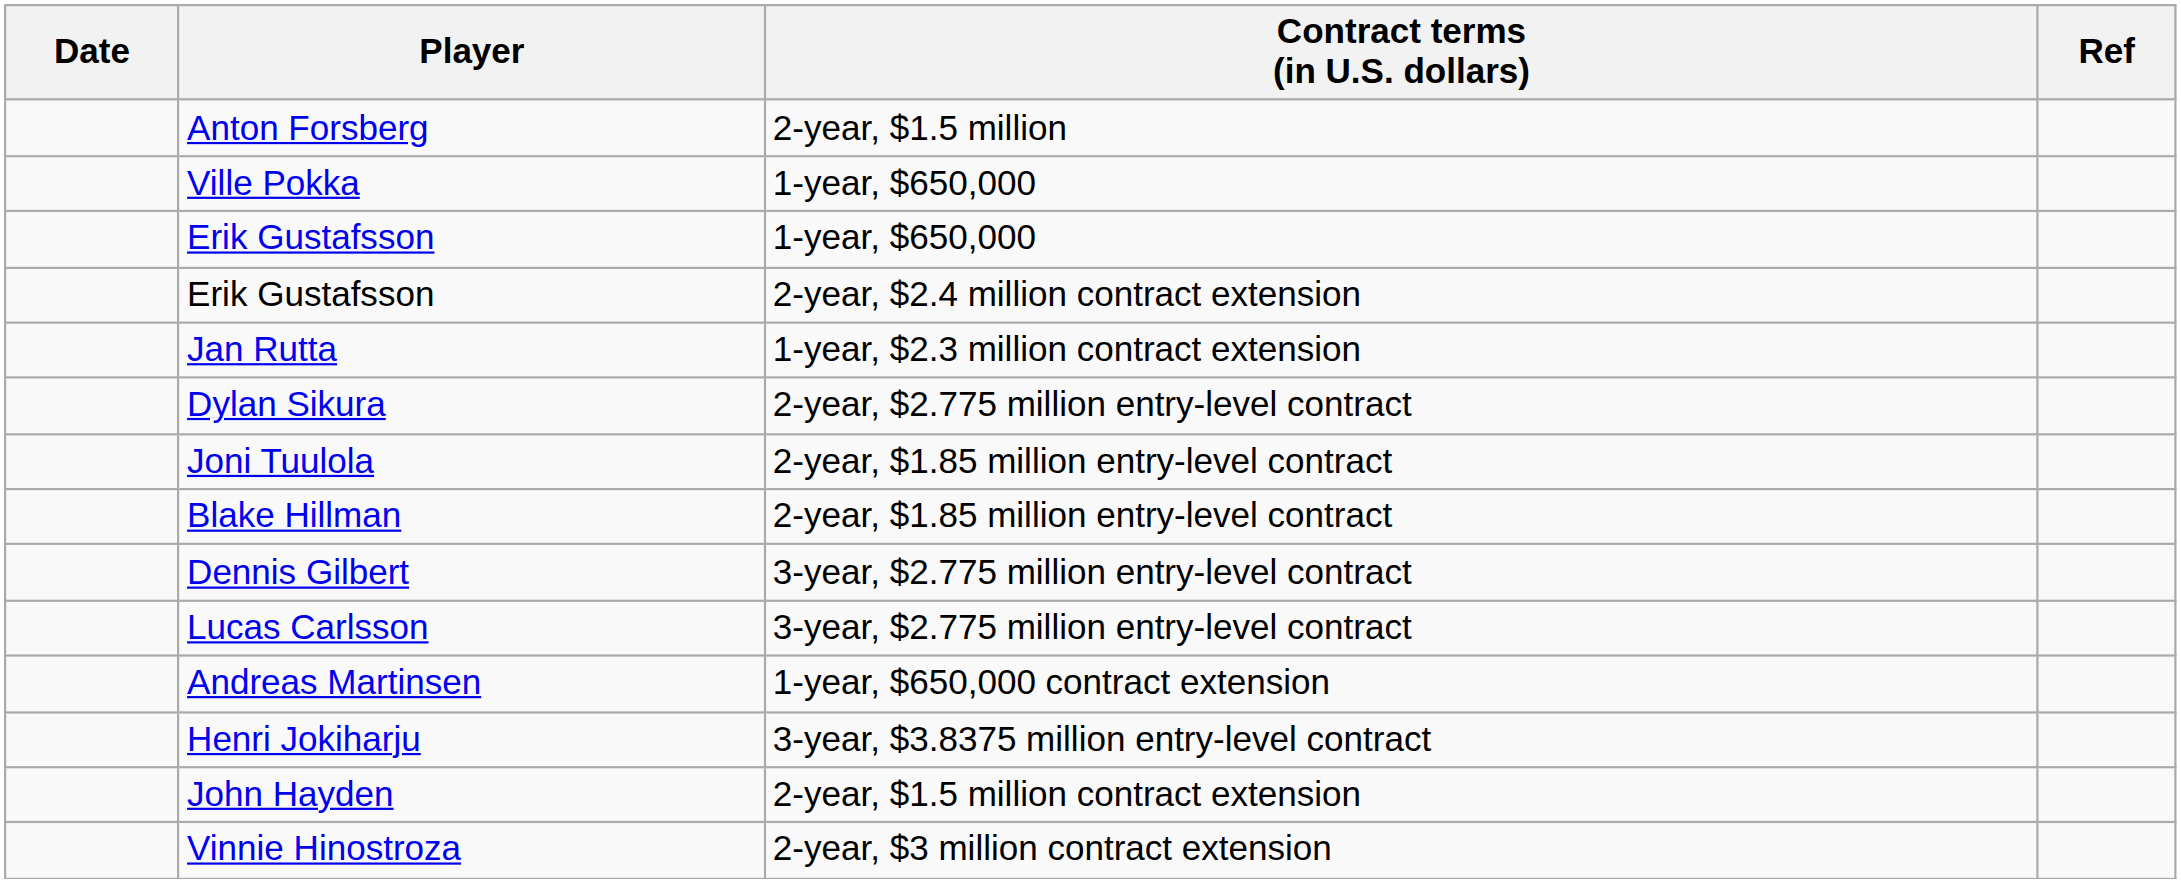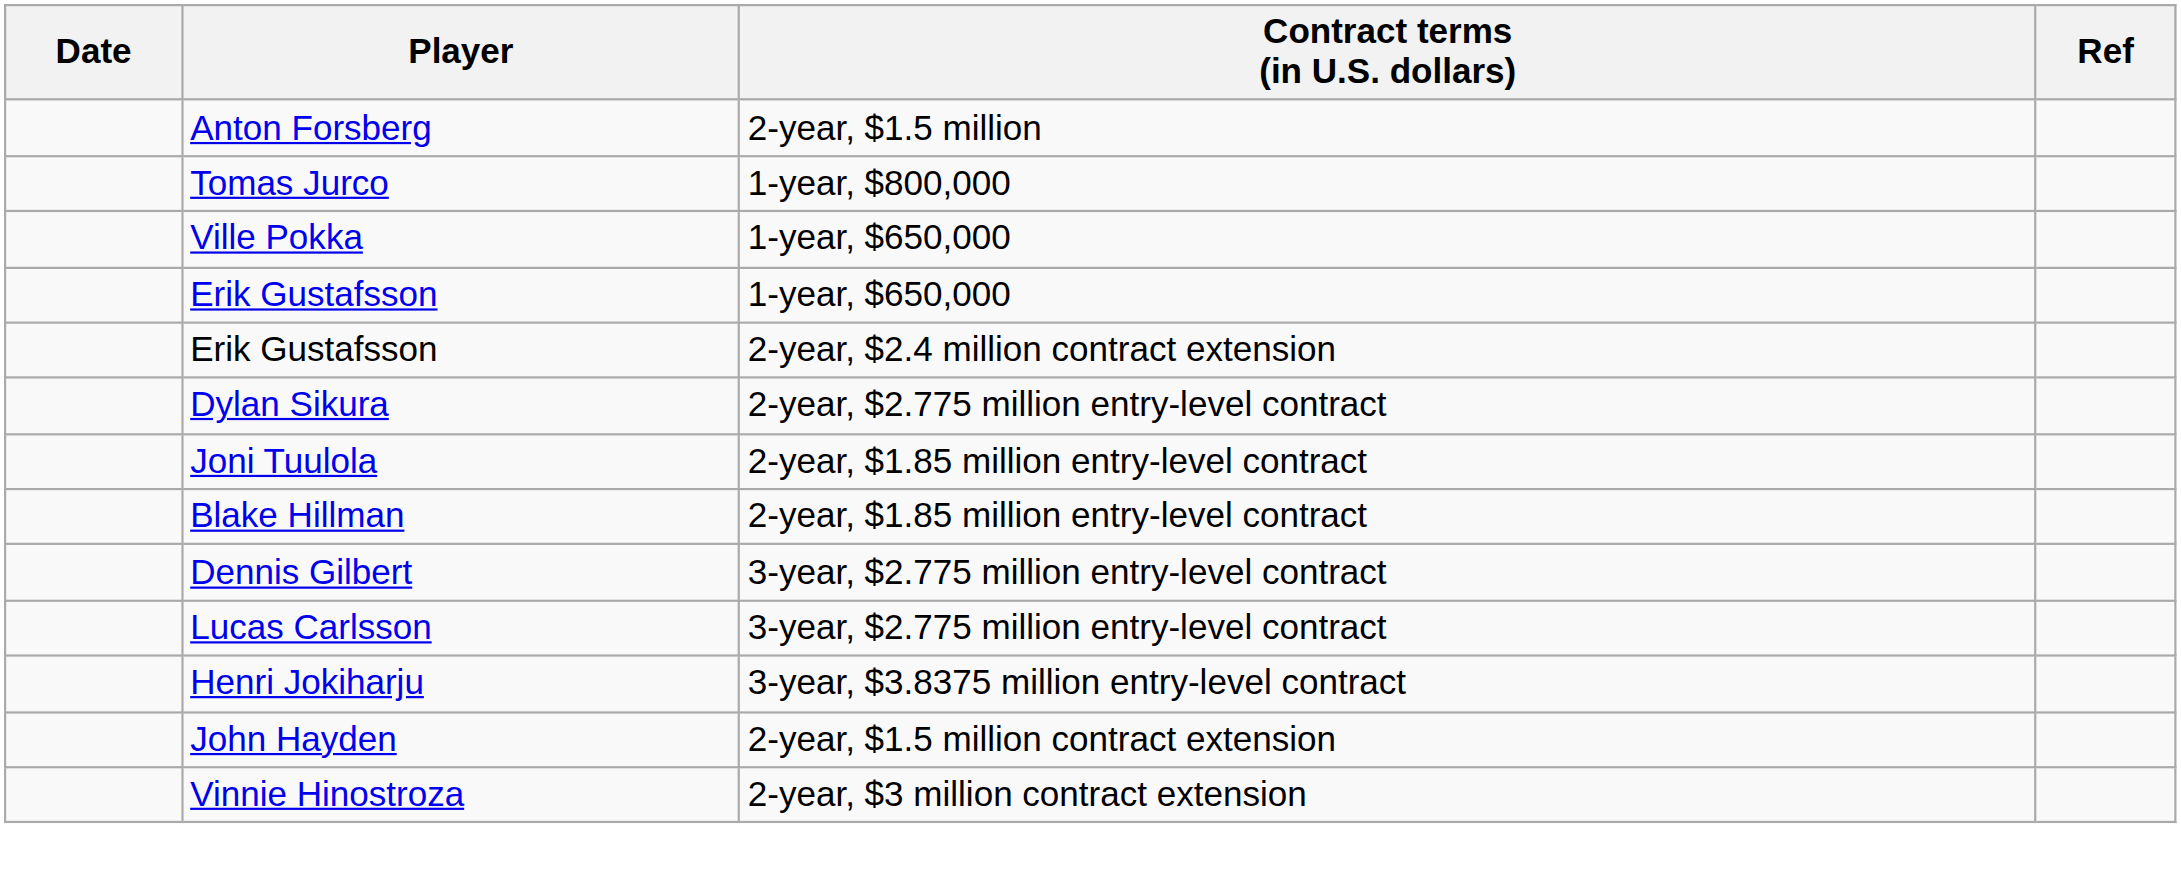+ row: (290, 182)
- row: (262, 349)
- row: (334, 682)
